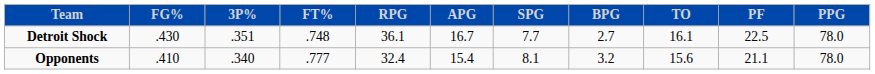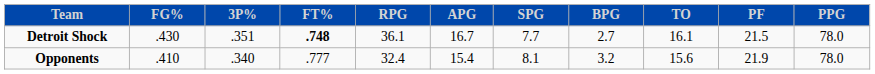(318, 36) normal -> (318, 36) bold
(756, 36) 22.5 -> (756, 36) 21.5
(756, 58) 21.1 -> (756, 58) 21.9
